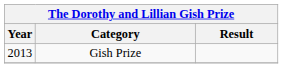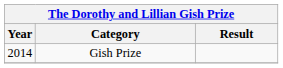(20, 53) 2013 -> (20, 53) 2014
